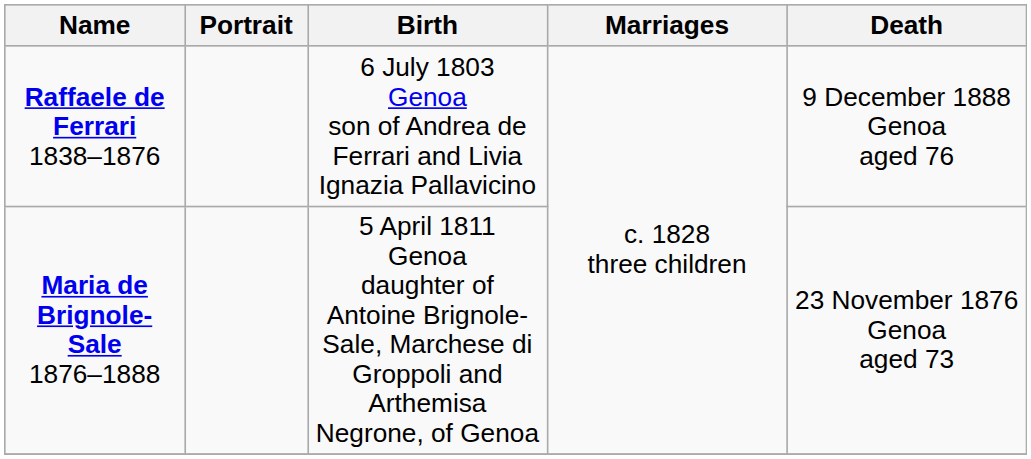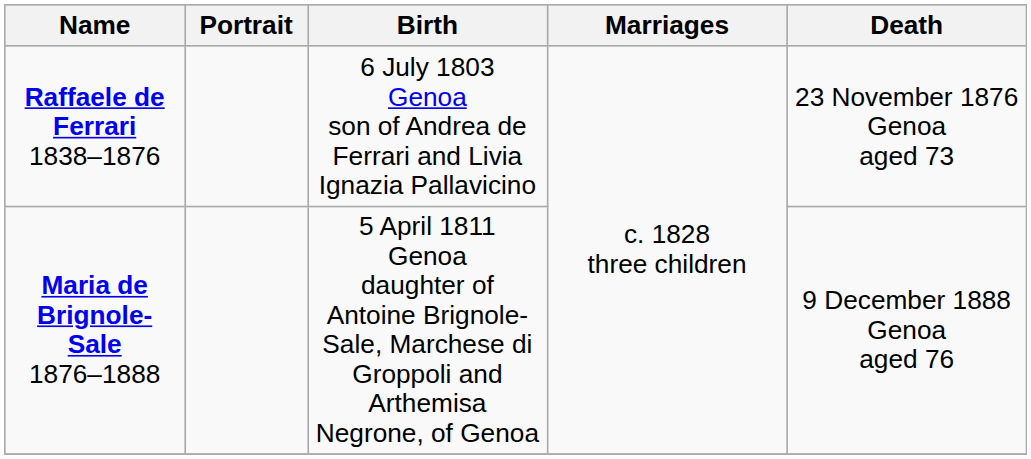(907, 125) 9 December 1888 Genoa aged 76 -> (907, 125) 23 November 1876 Genoa aged 73
(907, 329) 23 November 1876 Genoa aged 73 -> (907, 329) 9 December 1888 Genoa aged 76
